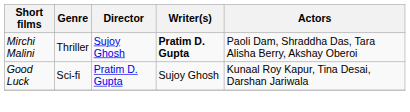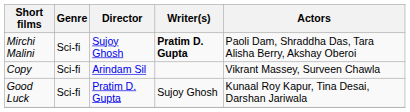(73, 47) Thriller -> (69, 47) Sci-fi
+ row: (19, 70)
